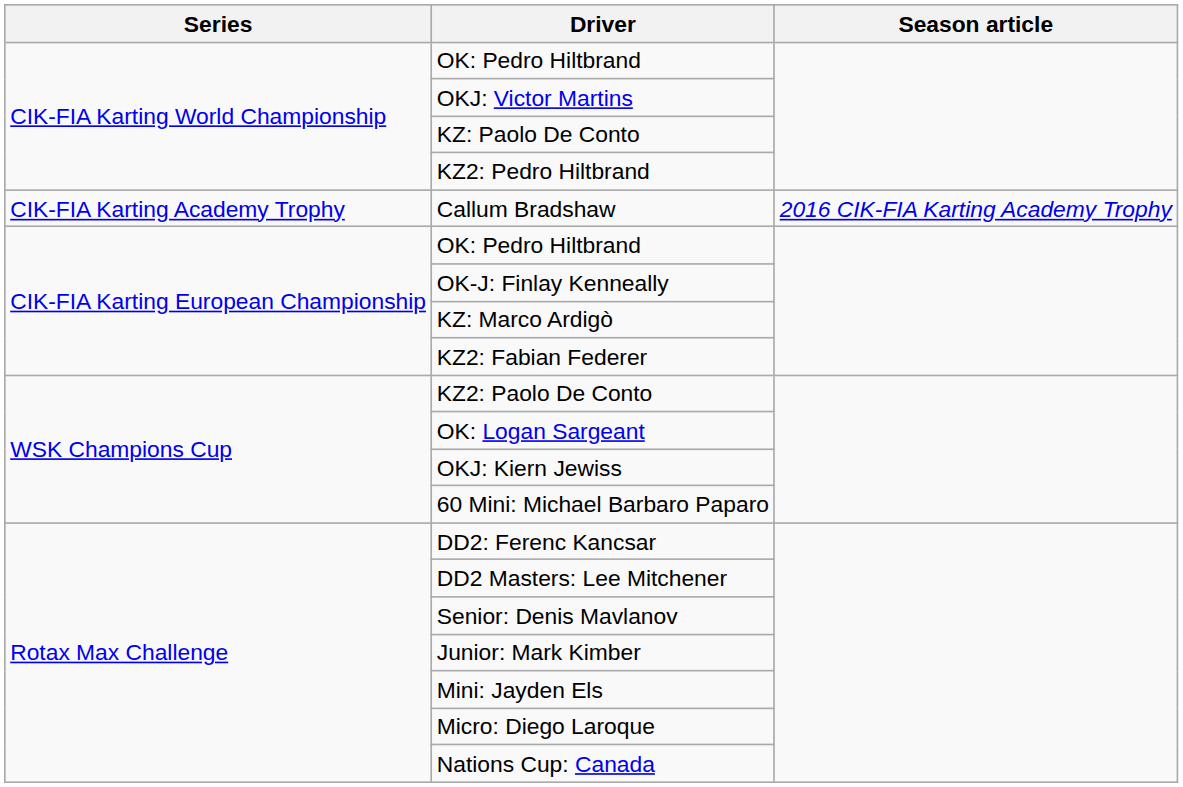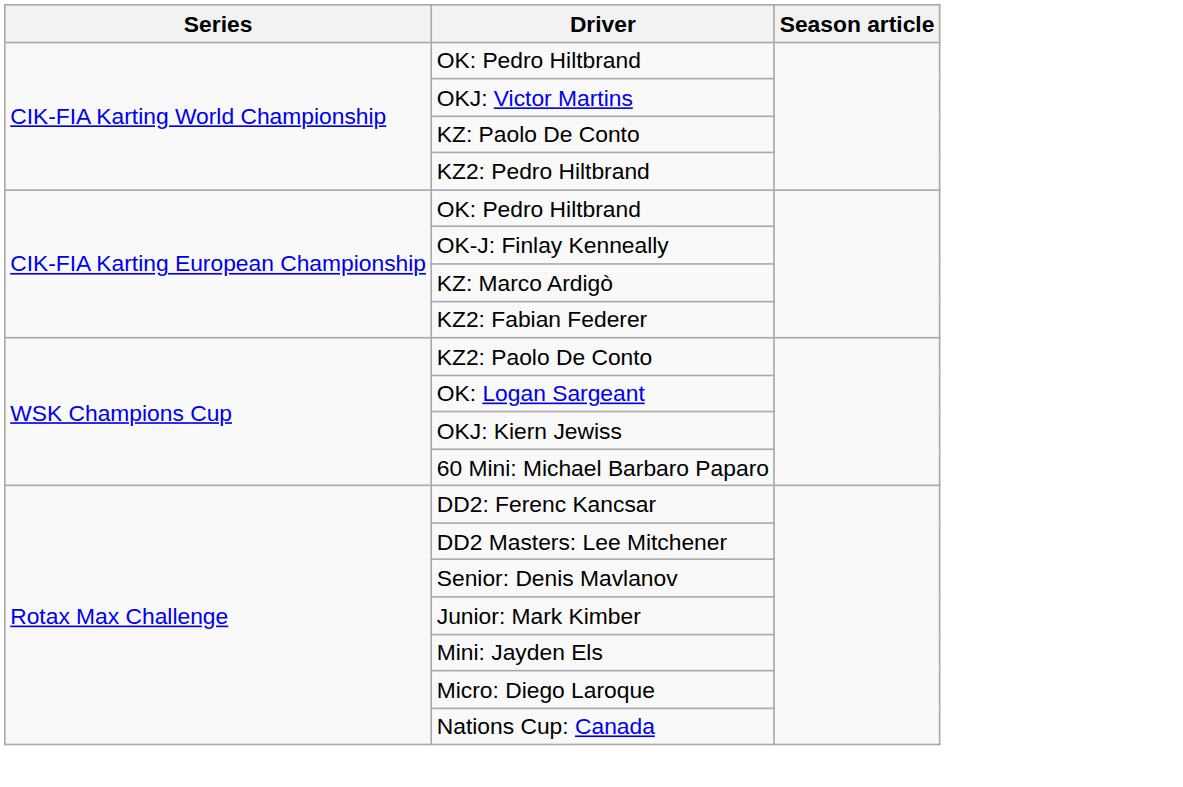- row: (178, 208)
